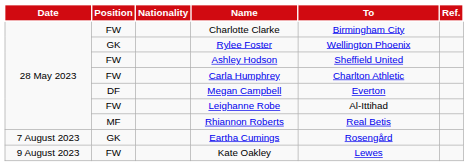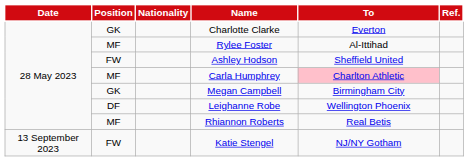(113, 29) FW -> (113, 29) GK
(369, 29) Birmingham City -> (369, 29) Everton
(113, 45) GK -> (113, 45) MF
(369, 45) Wellington Phoenix -> (369, 45) Al-Ittihad
(113, 76) FW -> (113, 76) MF
(369, 76) no background -> (369, 76) pink background
(113, 91) DF -> (113, 91) GK
(369, 91) Everton -> (369, 91) Birmingham City
(113, 107) FW -> (113, 107) DF
(369, 107) Al-Ittihad -> (369, 107) Wellington Phoenix
- row: (244, 138)
- row: (244, 153)
+ row: (244, 143)
